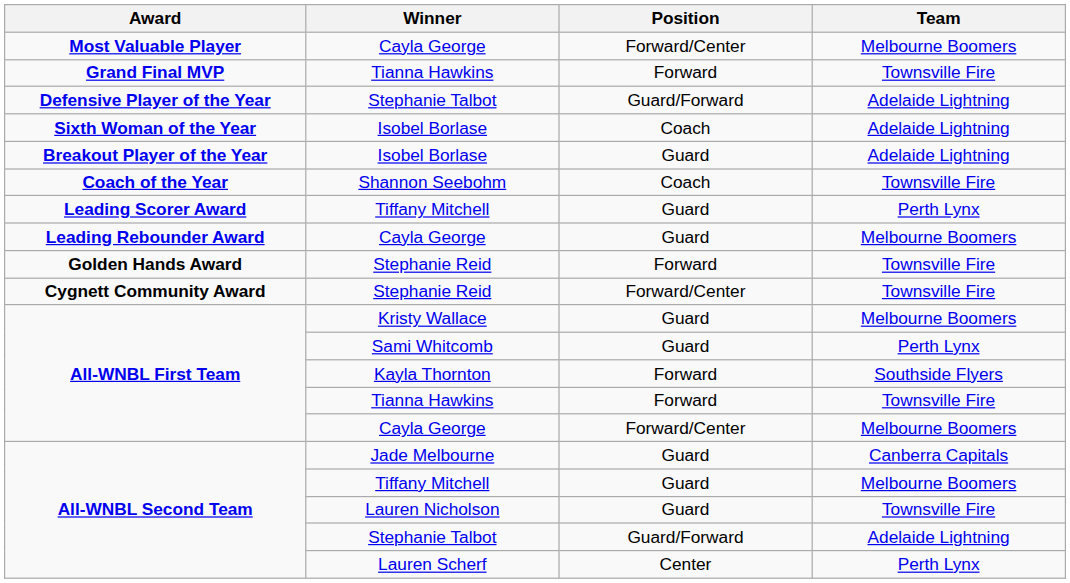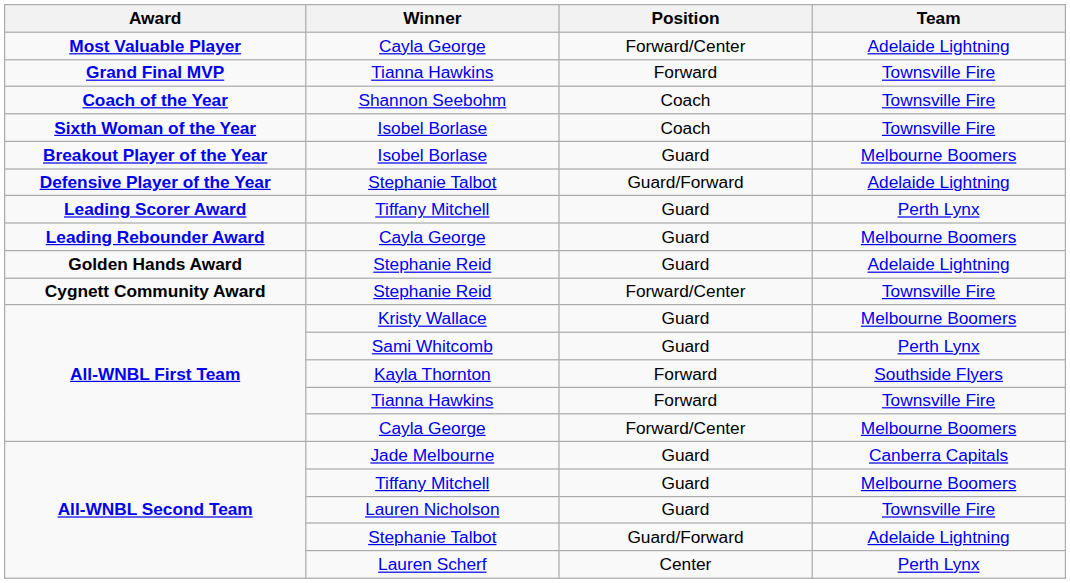(939, 46) Melbourne Boomers -> (939, 46) Adelaide Lightning
rows swapped: (155, 101) <-> (155, 182)
(939, 128) Adelaide Lightning -> (939, 128) Townsville Fire
(939, 155) Adelaide Lightning -> (939, 155) Melbourne Boomers
(685, 264) Forward -> (685, 264) Guard
(939, 264) Townsville Fire -> (939, 264) Adelaide Lightning
